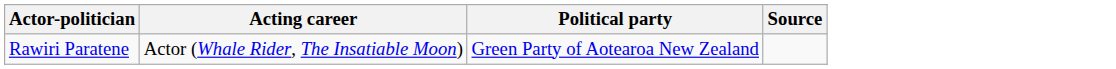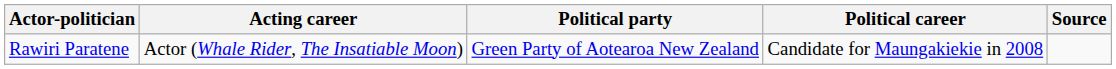+ column: (905, 19)
